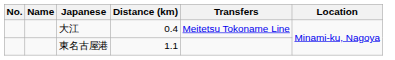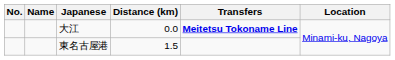(171, 29) 0.4 -> (171, 29) 0.0
(236, 29) normal -> (240, 29) bold
(171, 46) 1.1 -> (171, 46) 1.5
